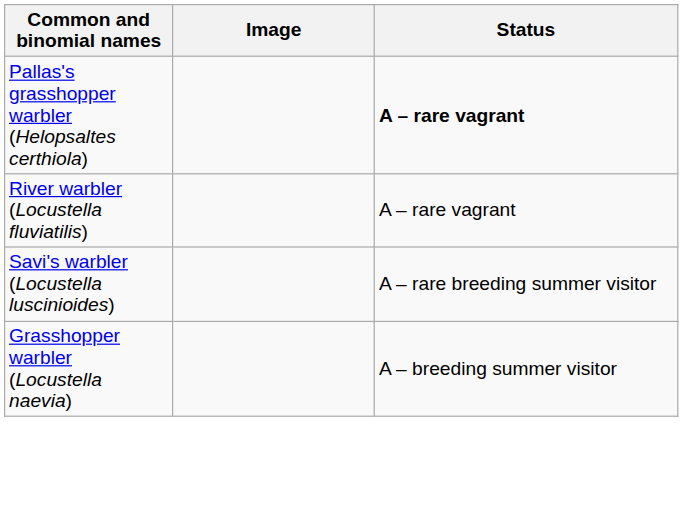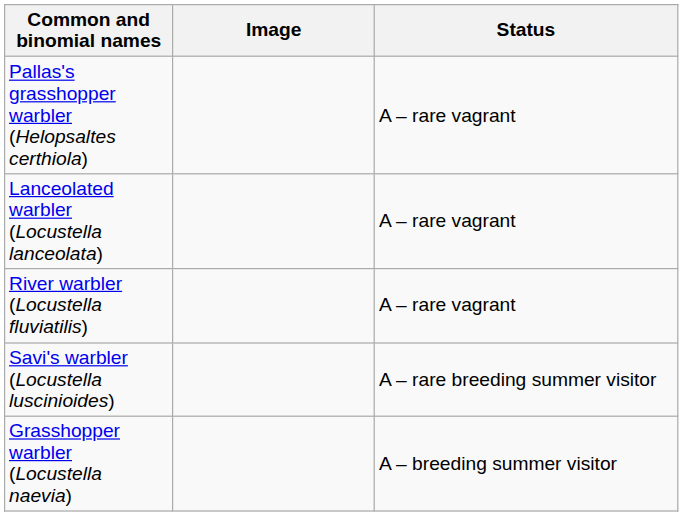(452, 114) bold -> (447, 114) normal
+ row: (61, 221)
